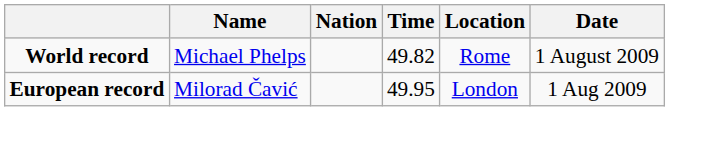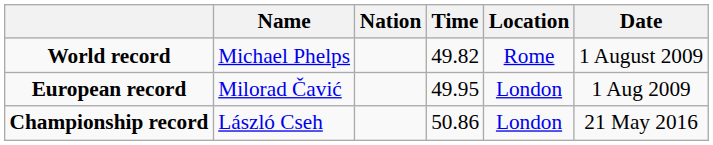+ row: (109, 122)
